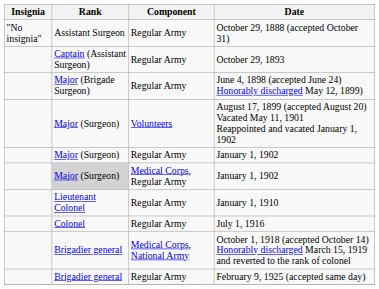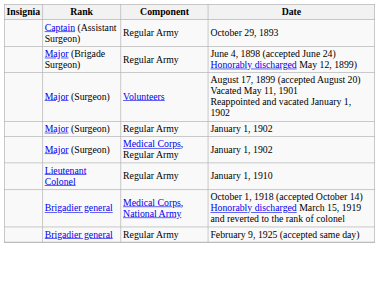- row: (159, 33)
(87, 176) lightgrey background -> (77, 150) no background
- row: (159, 223)
